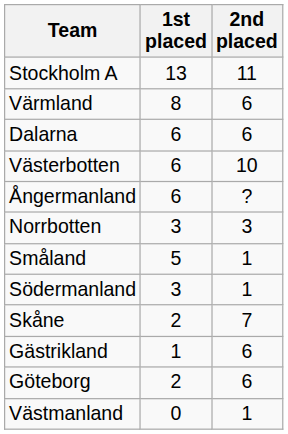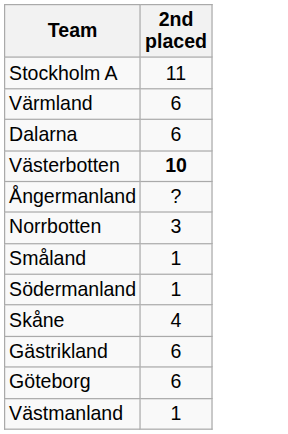- column: (176, 30)
(247, 165) normal -> (176, 165) bold
(247, 320) 7 -> (176, 320) 4
